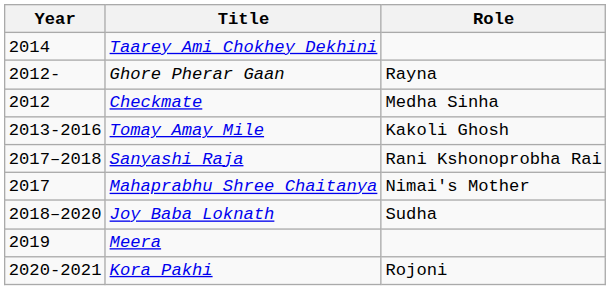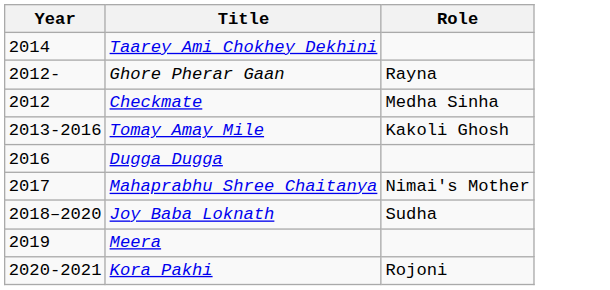+ row: (166, 158)
- row: (177, 158)
